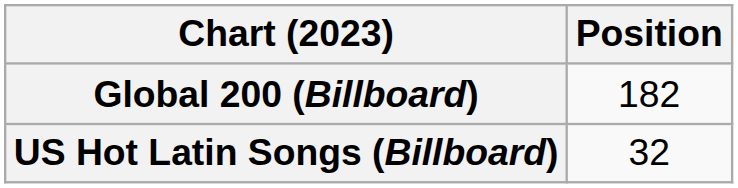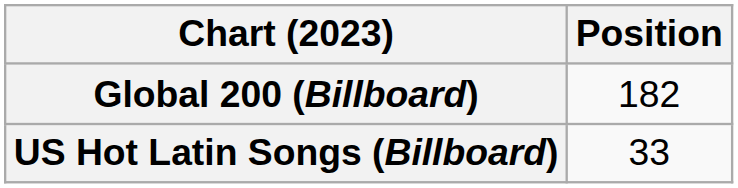(649, 152) 32 -> (649, 152) 33
